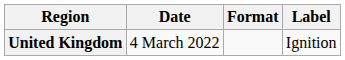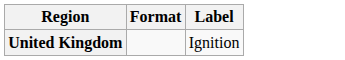- column: (175, 17)
